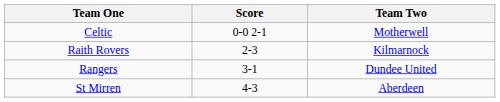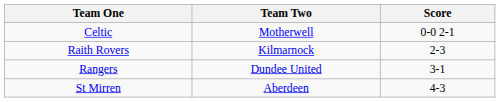columns swapped: (401, 13) <-> (250, 13)
